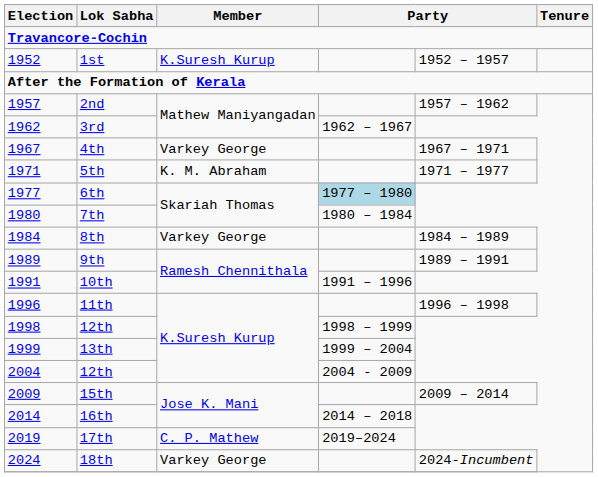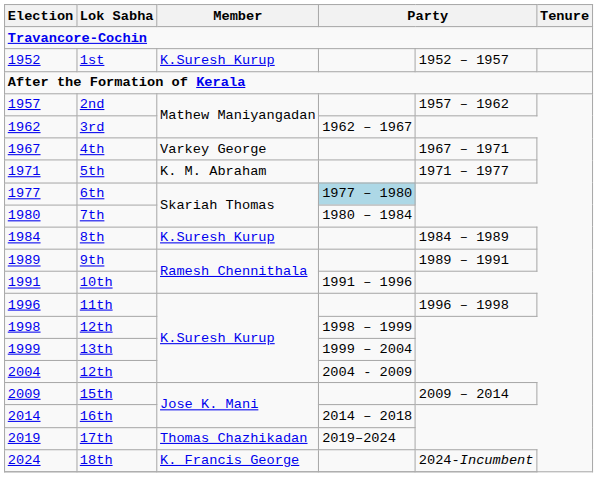(213, 238) Varkey George -> (217, 238) K.Suresh Kurup
(209, 438) C. P. Mathew -> (234, 438) Thomas Chazhikadan
(213, 461) Varkey George -> (230, 461) K. Francis George
